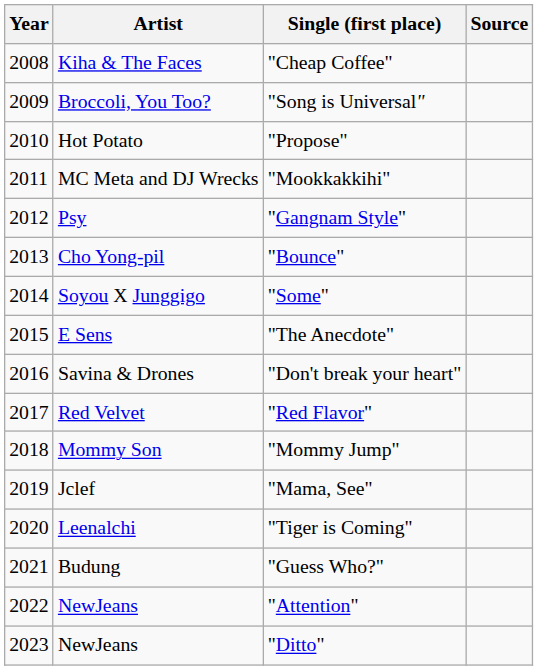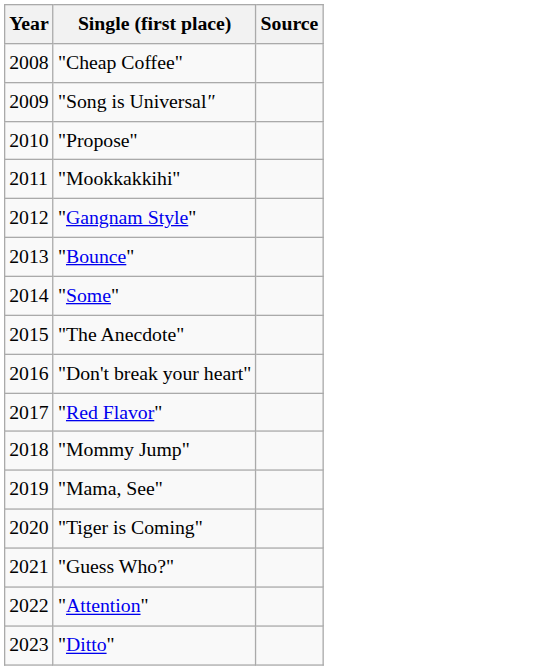- column: (158, 23)
